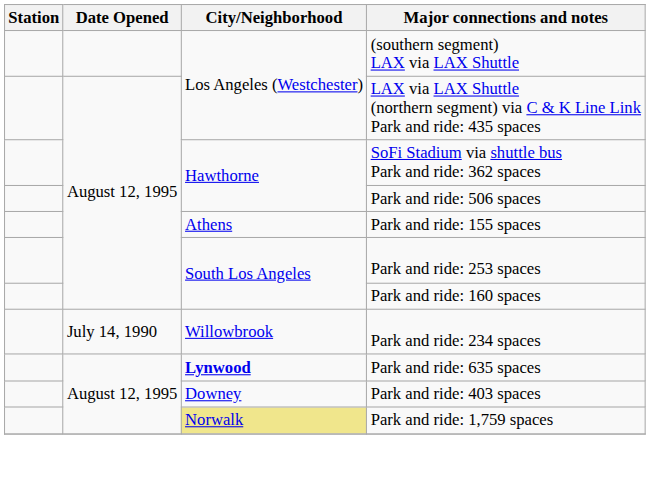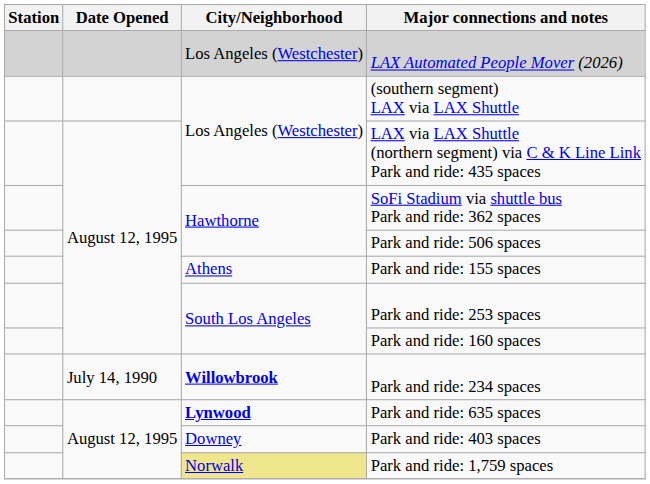+ row: (497, 62)
(229, 331) normal -> (231, 376) bold
